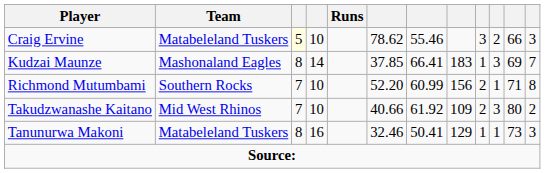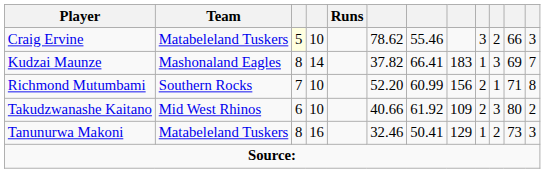(387, 62) 37.85 -> (387, 62) 37.82
(299, 109) 7 -> (299, 109) 6
(497, 132) 1 -> (497, 132) 2
